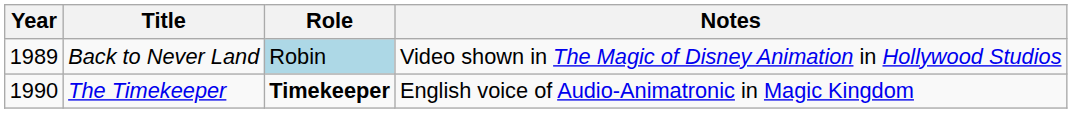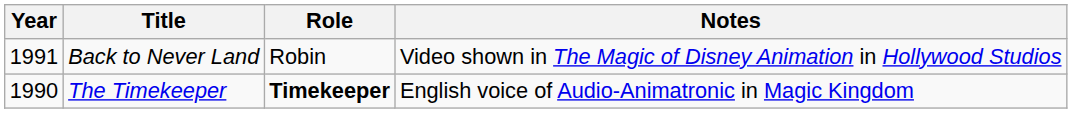(34, 56) 1989 -> (34, 56) 1991
(298, 56) lightblue background -> (298, 56) no background
